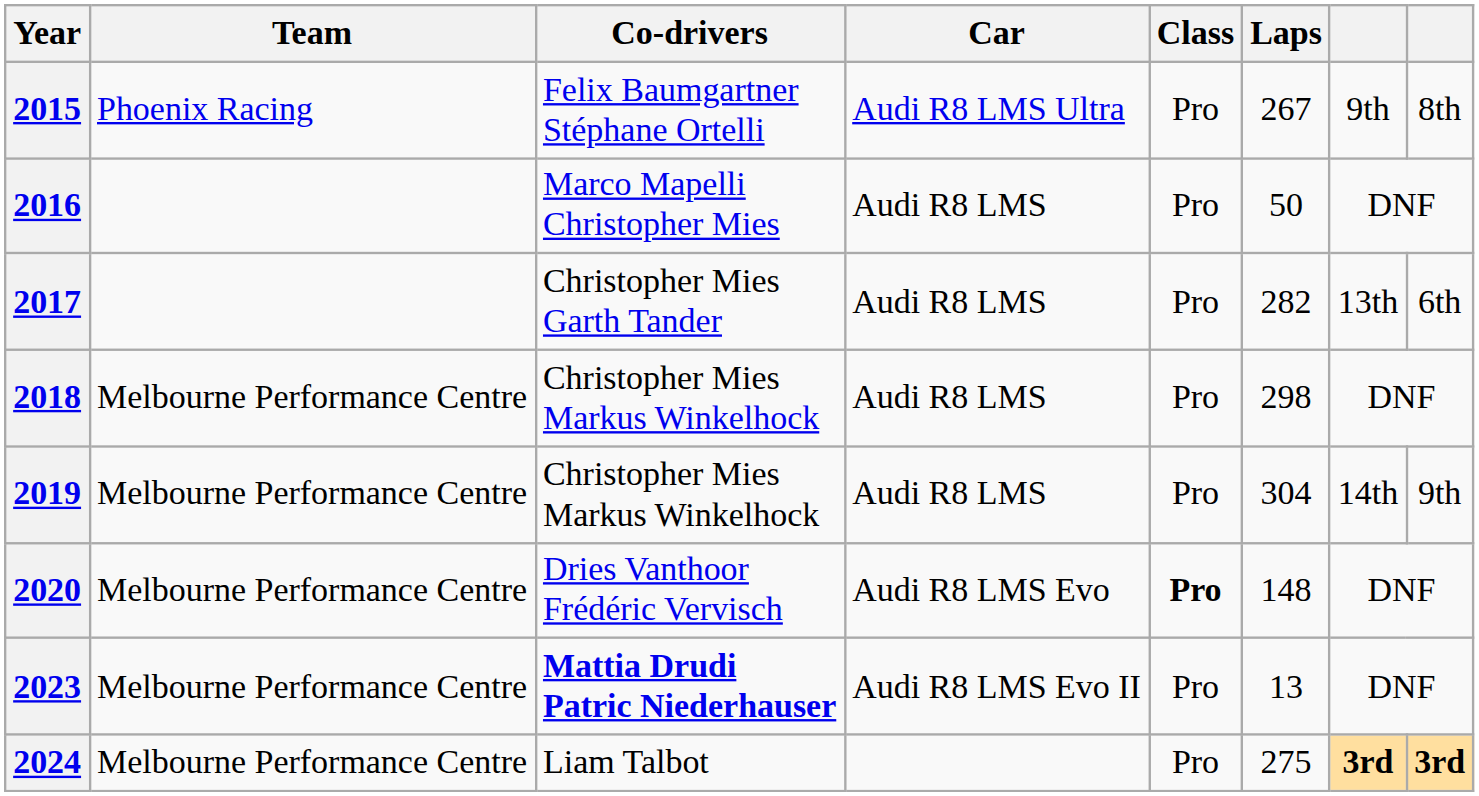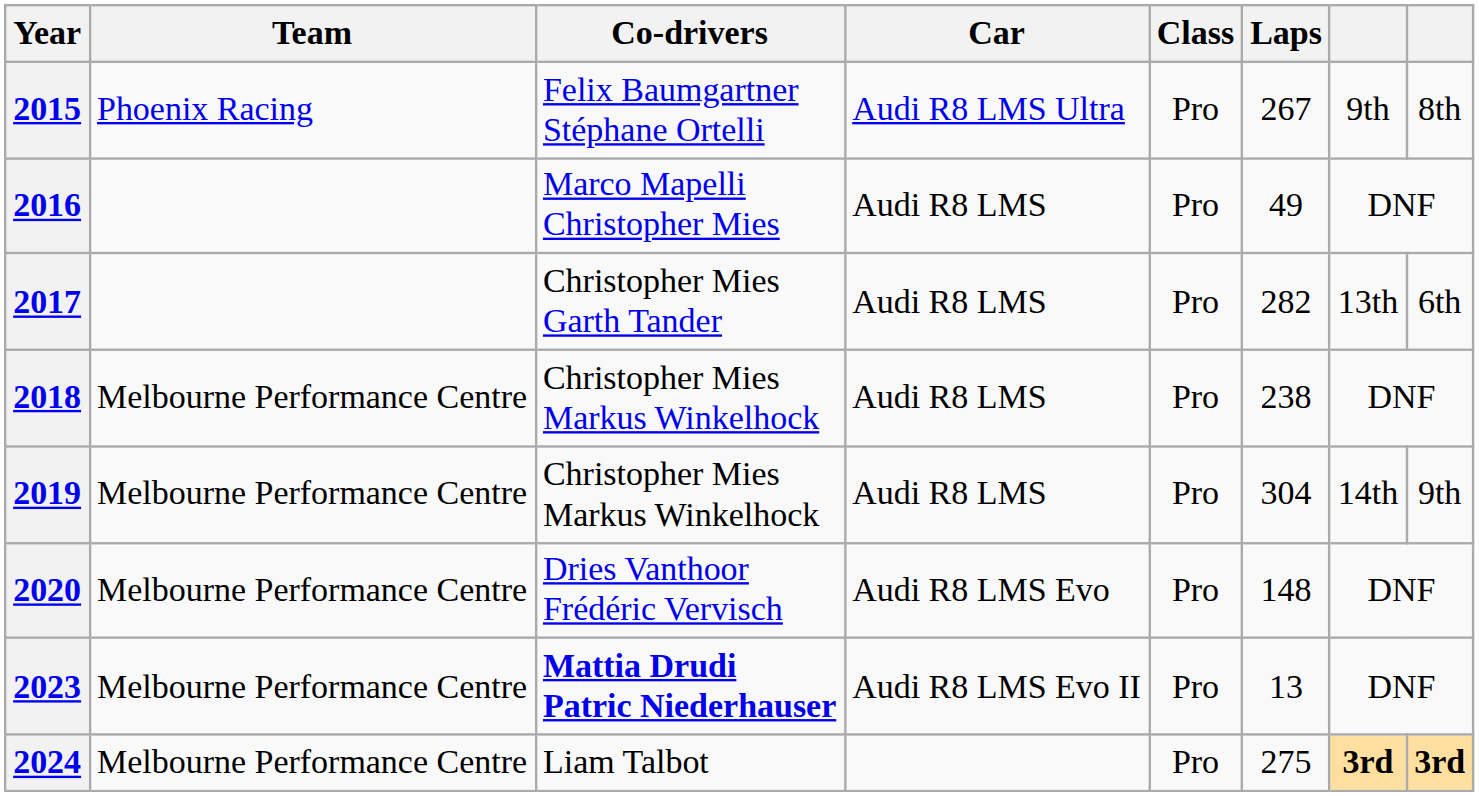(1286, 205) 50 -> (1286, 205) 49
(1286, 397) 298 -> (1286, 397) 238
(1196, 589) bold -> (1196, 589) normal
